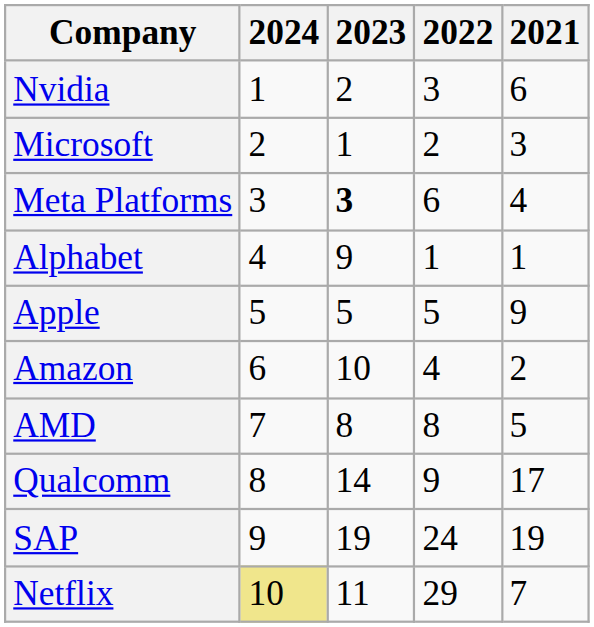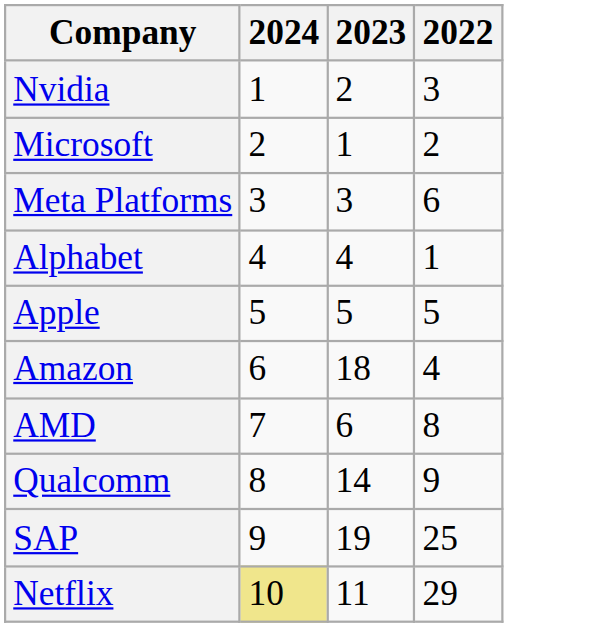- column: (545, 32)
(344, 200) bold -> (344, 200) normal
(344, 256) 9 -> (344, 256) 4
(353, 369) 10 -> (353, 369) 18
(344, 425) 8 -> (344, 425) 6
(440, 537) 24 -> (440, 537) 25
